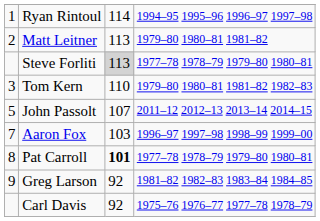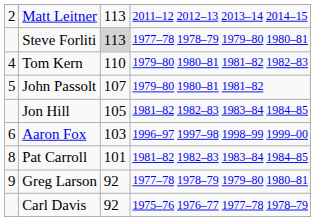- row: (62, 16)
(202, 39) 1979–80 1980–81 1981–82 -> (220, 16) 2011–12 2012–13 2013–14 2014–15
(12, 87) 3 -> (12, 63) 4
(224, 110) 2011–12 2012–13 2013–14 2014–15 -> (198, 87) 1979–80 1980–81 1981–82
+ row: (46, 110)
(12, 134) 7 -> (12, 134) 6
(119, 157) bold -> (115, 157) normal
(225, 157) 1977–78 1978–79 1979–80 1980–81 -> (220, 157) 1981–82 1982–83 1983–84 1984–85
(225, 181) 1981–82 1982–83 1983–84 1984–85 -> (220, 181) 1977–78 1978–79 1979–80 1980–81
